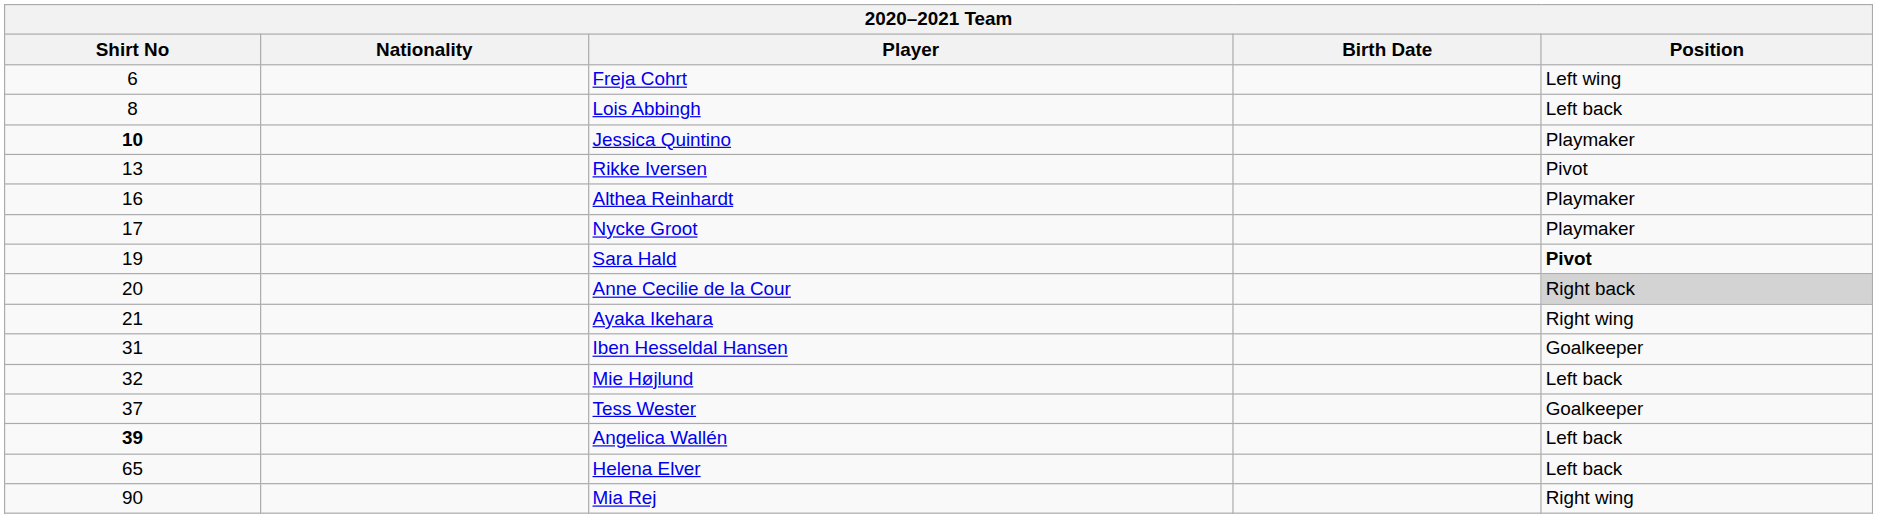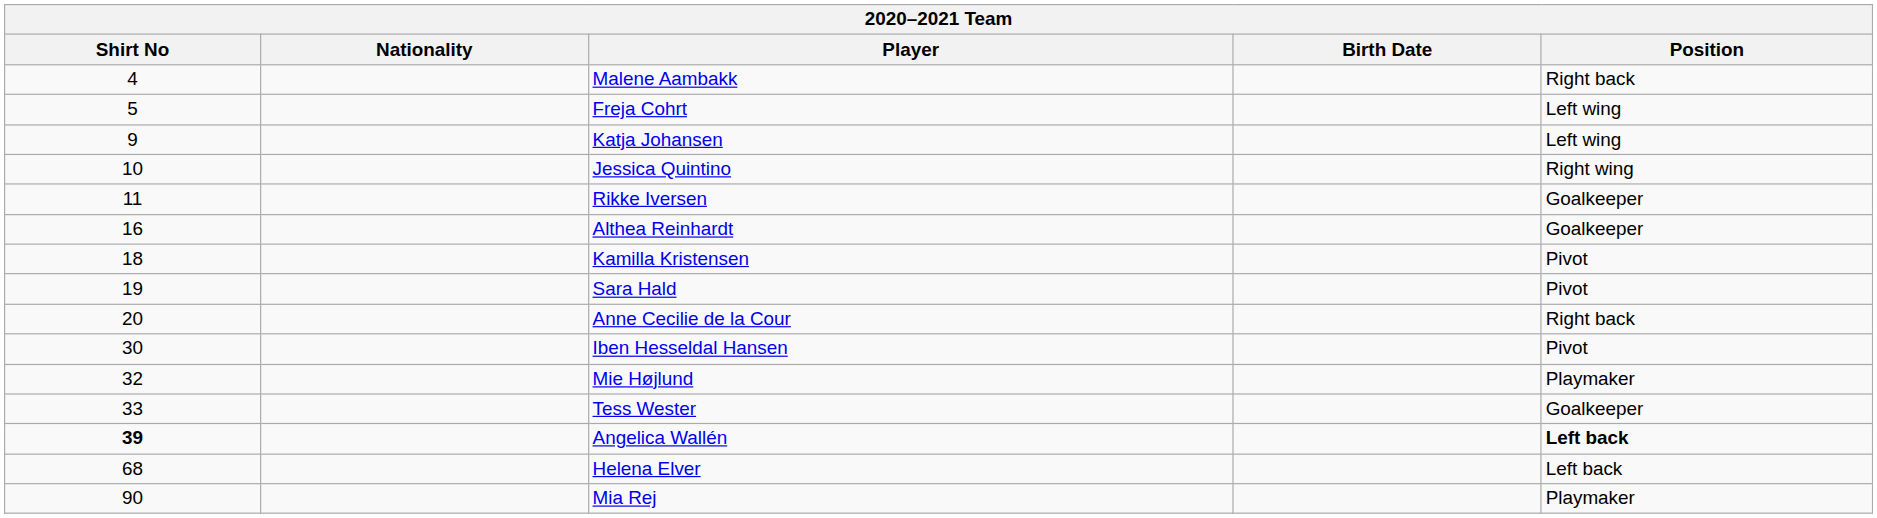+ row: (665, 79)
(132, 79) 6 -> (132, 109) 5
- row: (647, 109)
+ row: (658, 139)
(133, 139) bold -> (133, 169) normal
(1590, 139) Playmaker -> (1590, 169) Right wing
(133, 169) 13 -> (133, 199) 11
(1567, 169) Pivot -> (1594, 199) Goalkeeper
(1590, 199) Playmaker -> (1594, 229) Goalkeeper
- row: (645, 229)
+ row: (671, 259)
(1569, 259) bold -> (1567, 288) normal
(1590, 288) lightgrey background -> (1590, 318) no background
- row: (653, 318)
(133, 348) 31 -> (133, 348) 30
(1594, 348) Goalkeeper -> (1567, 348) Pivot
(1584, 378) Left back -> (1590, 378) Playmaker
(133, 408) 37 -> (133, 408) 33
(1584, 438) normal -> (1587, 438) bold
(133, 468) 65 -> (133, 468) 68
(1590, 498) Right wing -> (1590, 498) Playmaker
